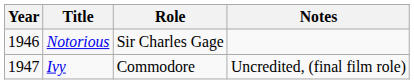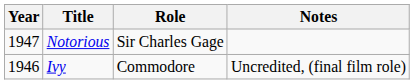(24, 41) 1946 -> (24, 41) 1947
(24, 66) 1947 -> (24, 66) 1946
